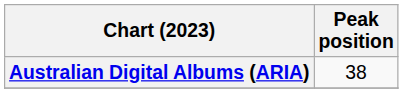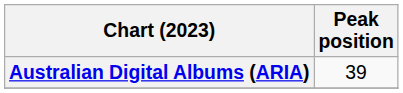(356, 72) 38 -> (356, 72) 39
